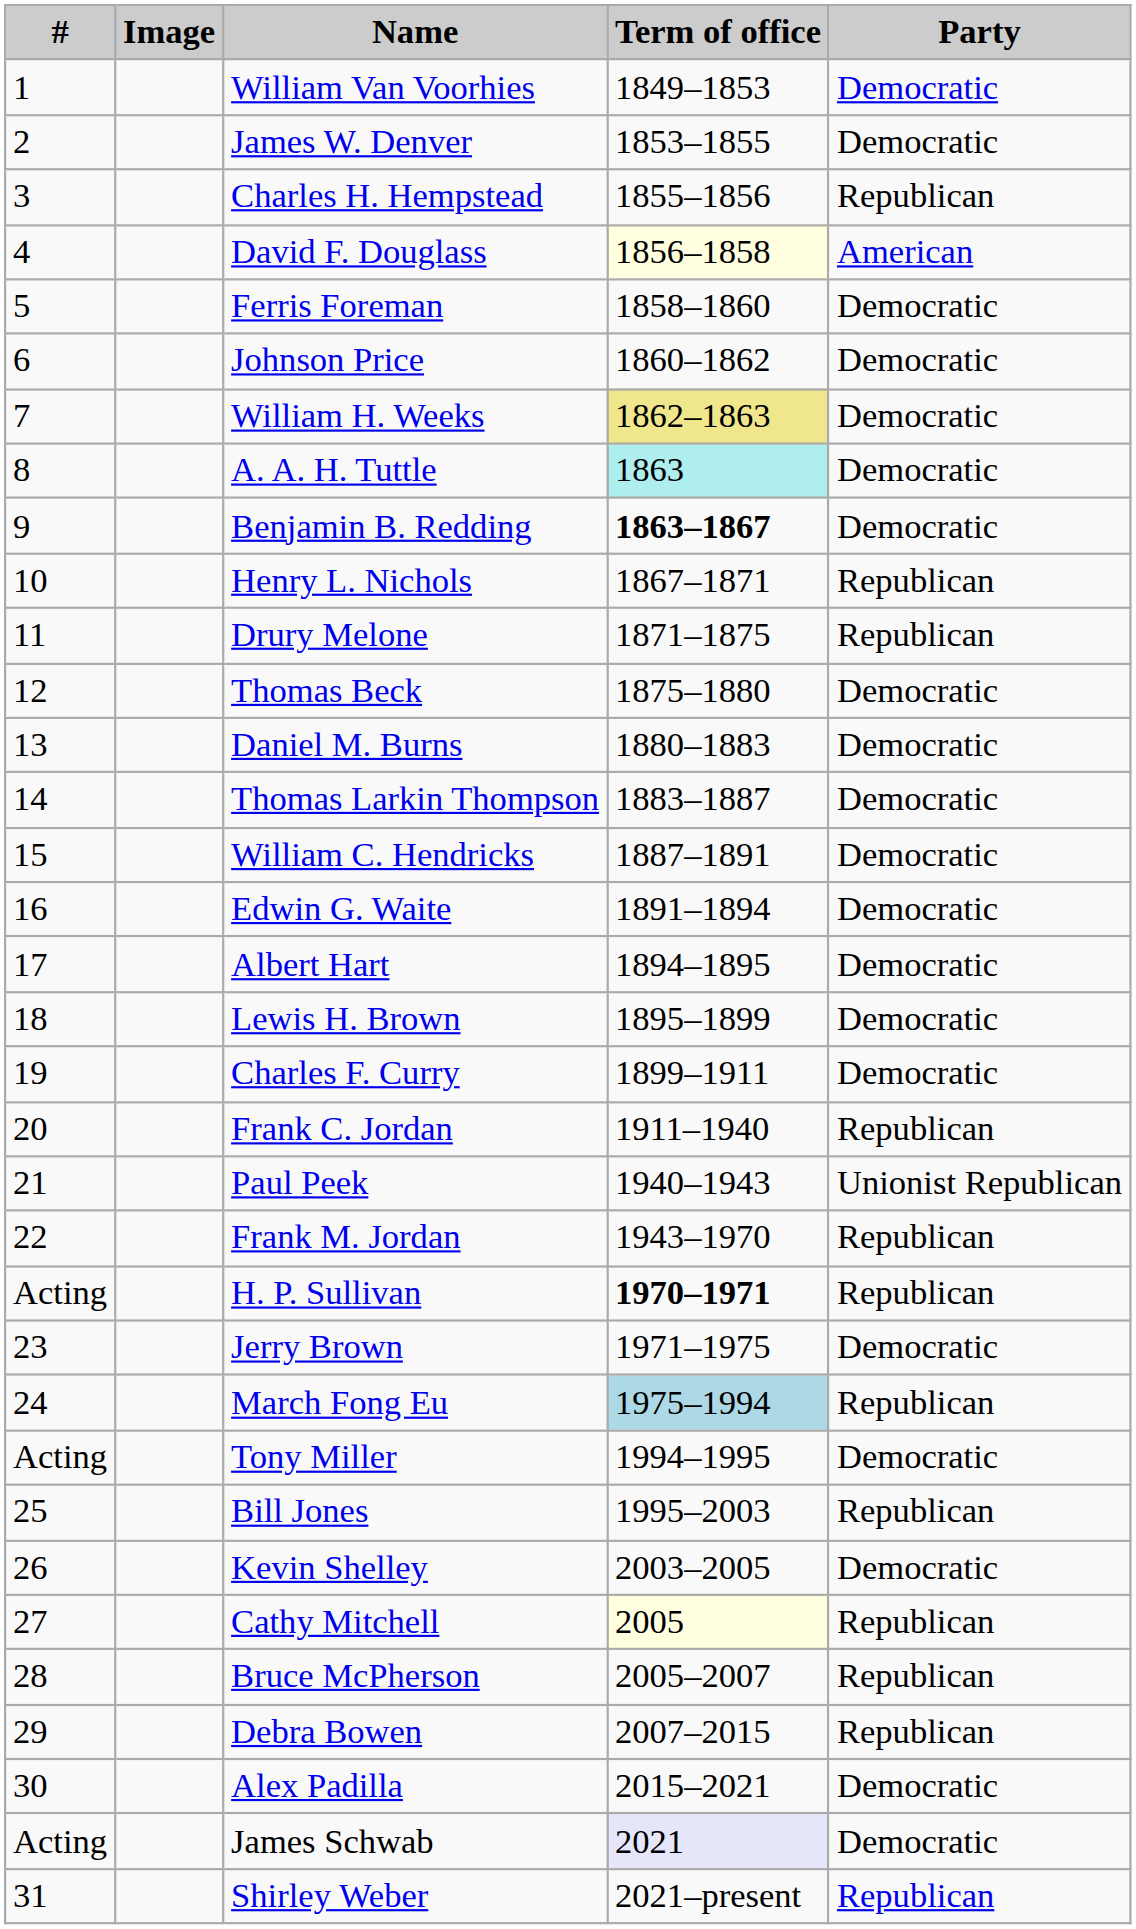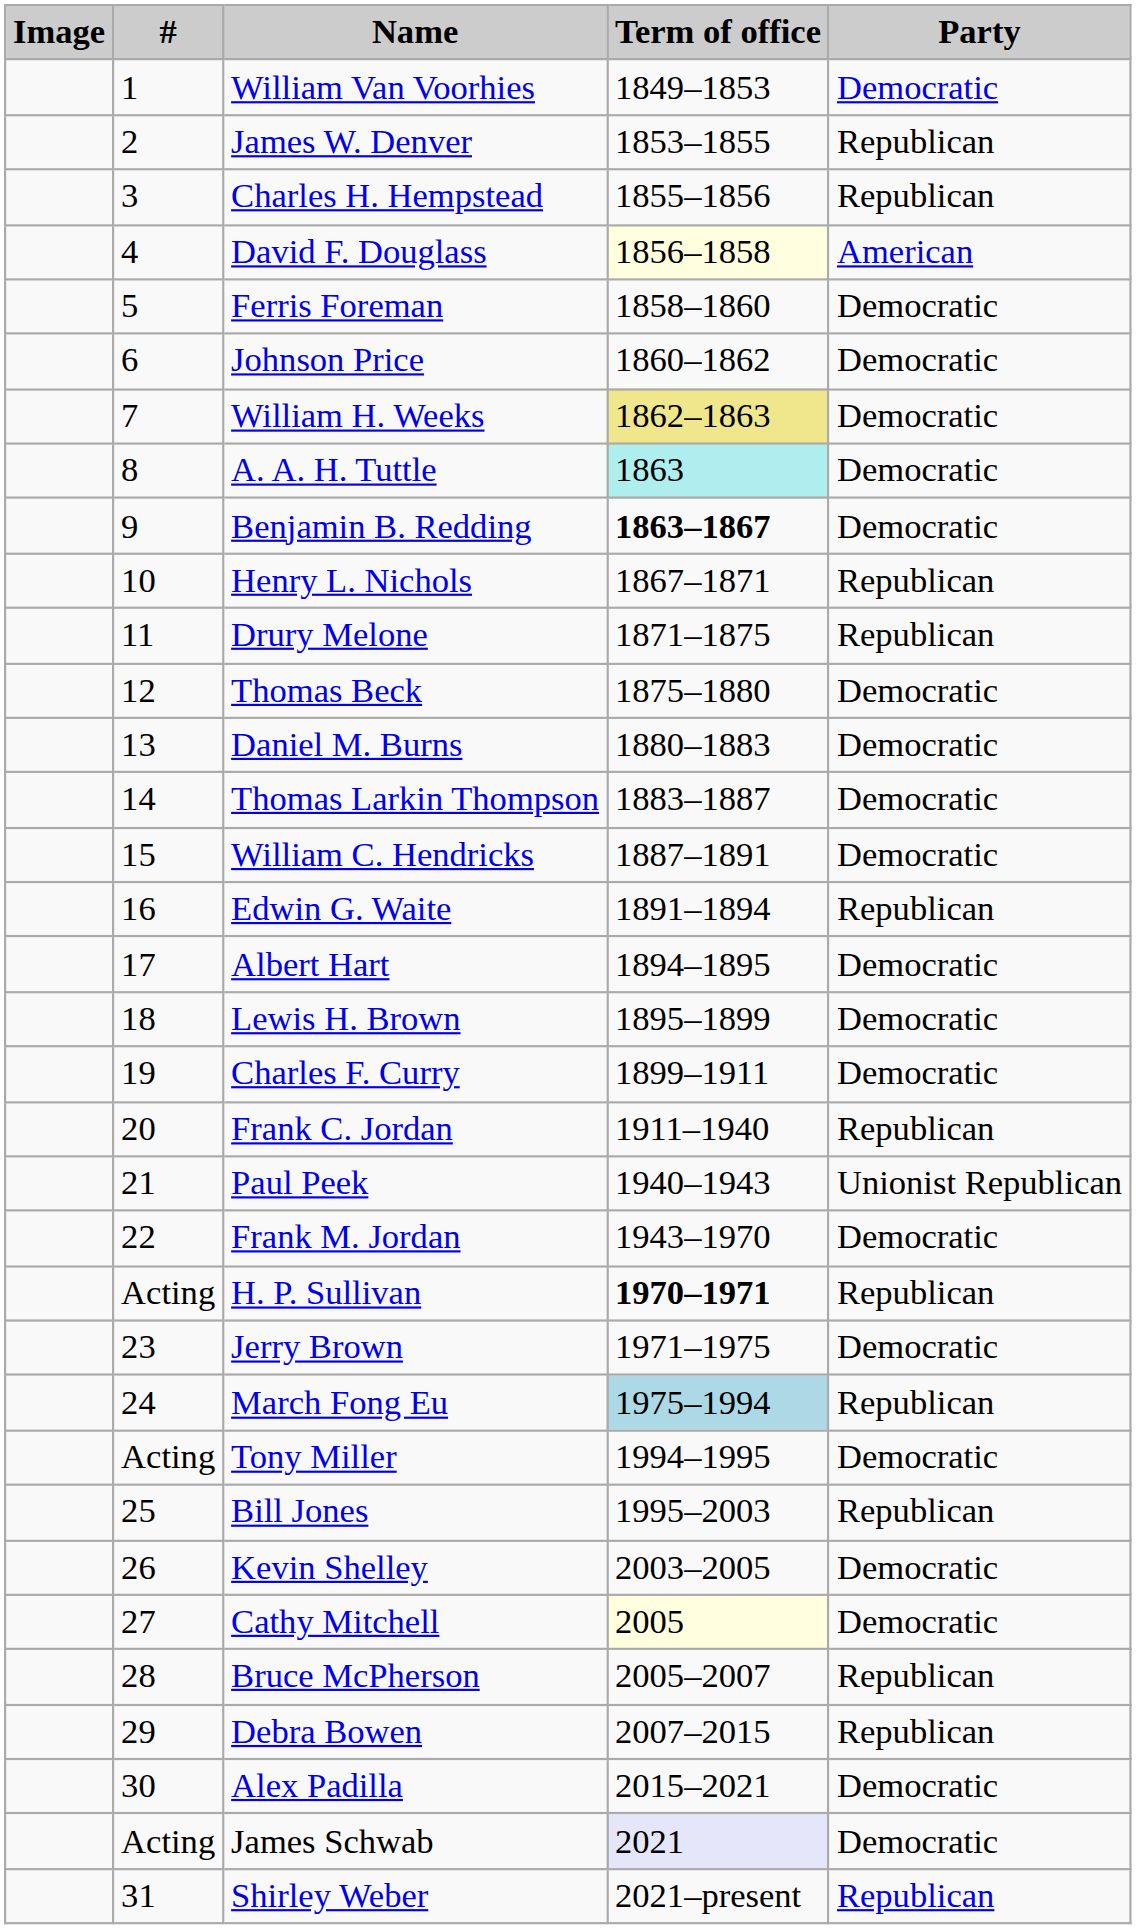columns swapped: (60, 31) <-> (169, 31)
(918, 141) Democratic -> (916, 141) Republican
(918, 908) Democratic -> (916, 908) Republican
(916, 1237) Republican -> (918, 1237) Democratic
(916, 1621) Republican -> (918, 1621) Democratic
